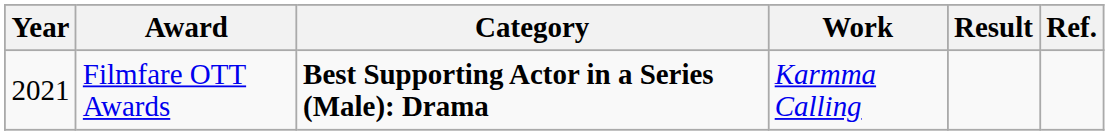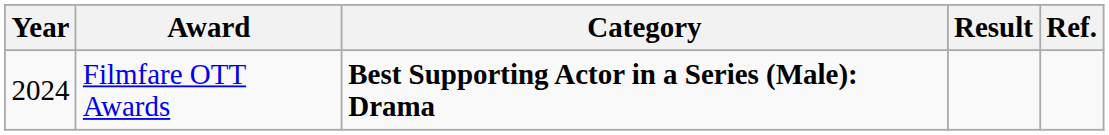- column: (858, 27)
(41, 89) 2021 -> (41, 89) 2024
